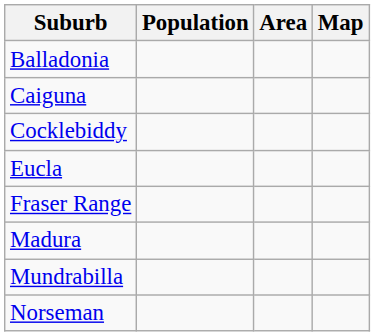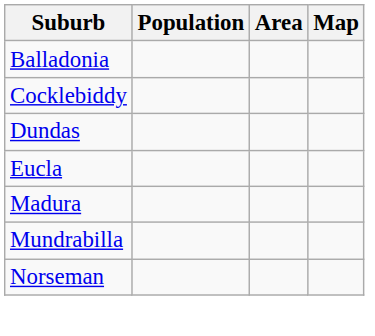- row: (48, 95)
+ row: (45, 131)
- row: (71, 204)
